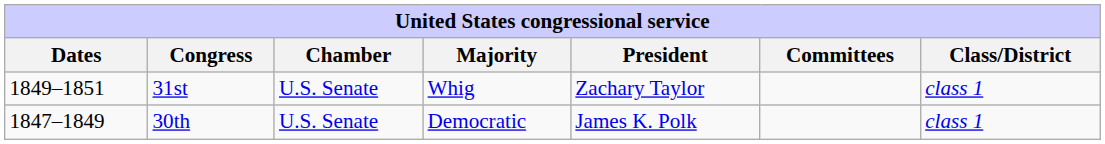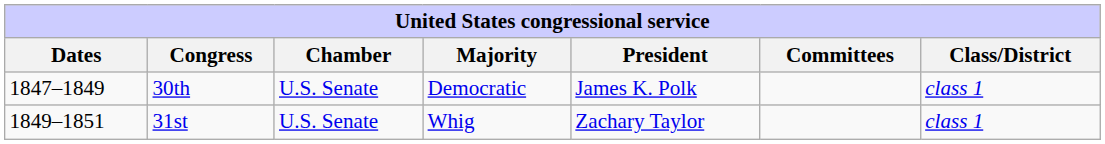rows swapped: (171, 121) <-> (170, 88)
